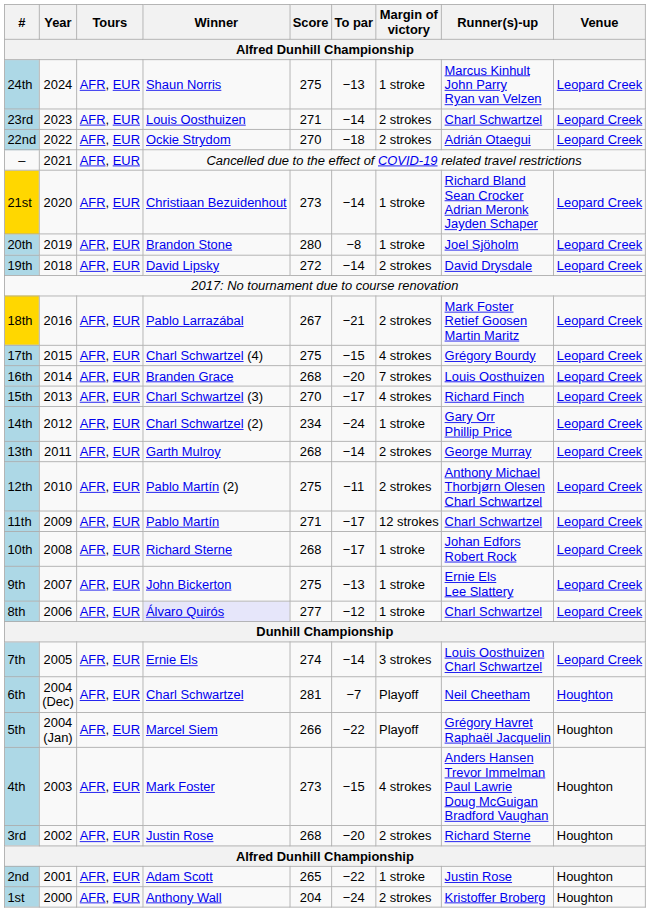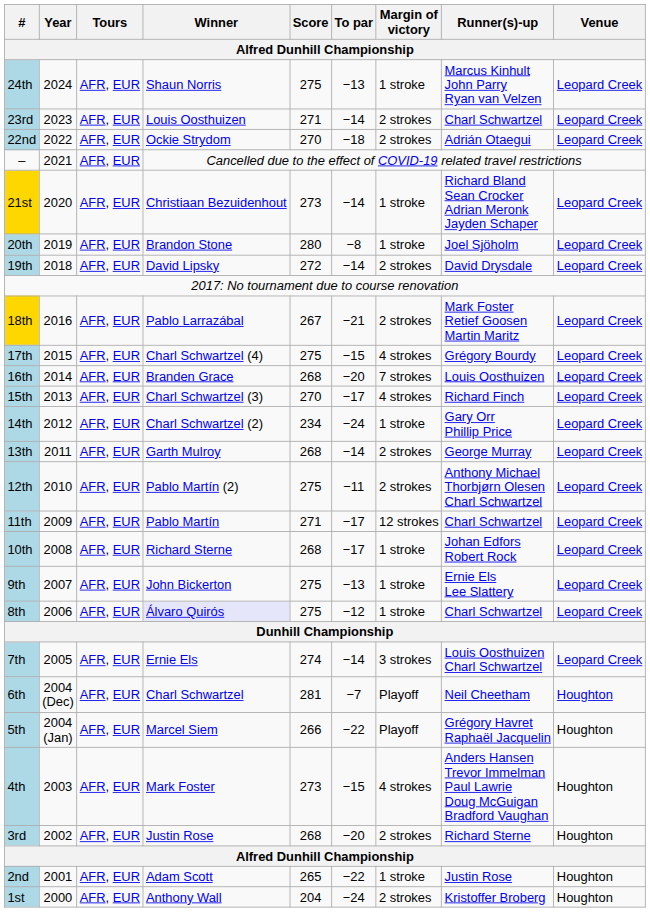(311, 612) 277 -> (311, 612) 275
